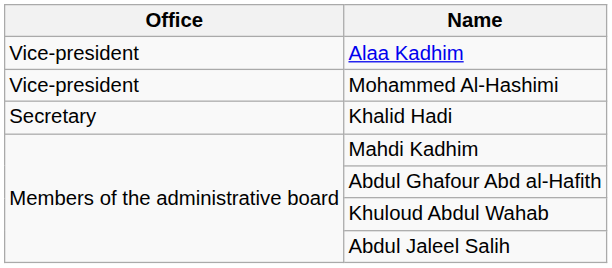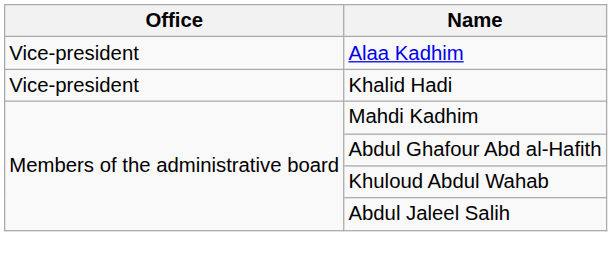- row: (453, 85)
(53, 117) Secretary -> (74, 85) Vice-president
